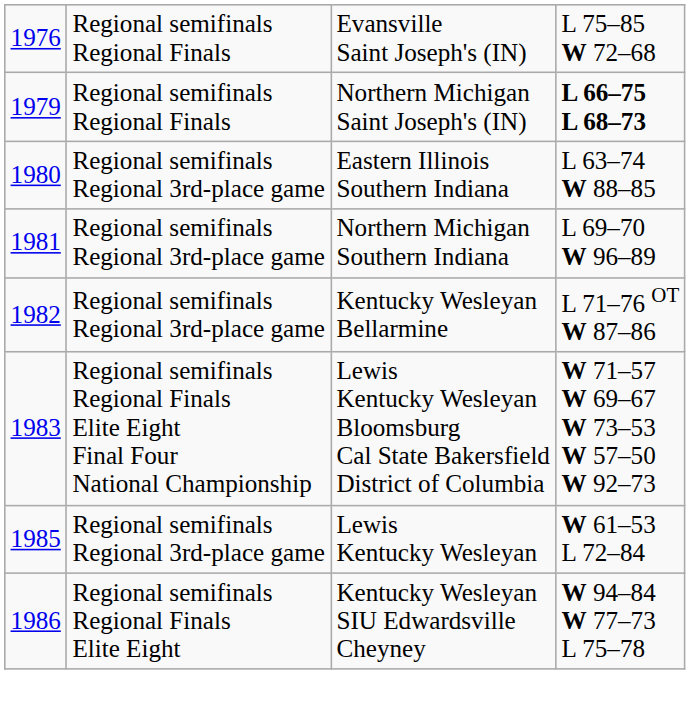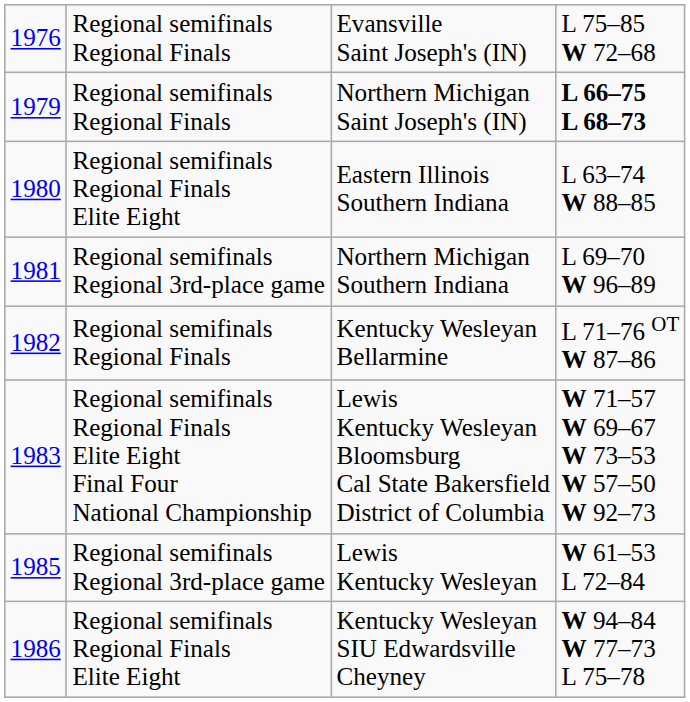(199, 174) Regional semifinals Regional 3rd-place game -> (173, 188) Regional semifinals Regional Finals Elite Eight
(199, 314) Regional semifinals Regional 3rd-place game -> (173, 342) Regional semifinals Regional Finals
